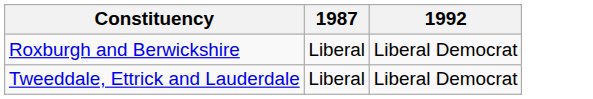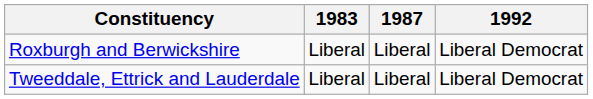+ column: (337, 19)
